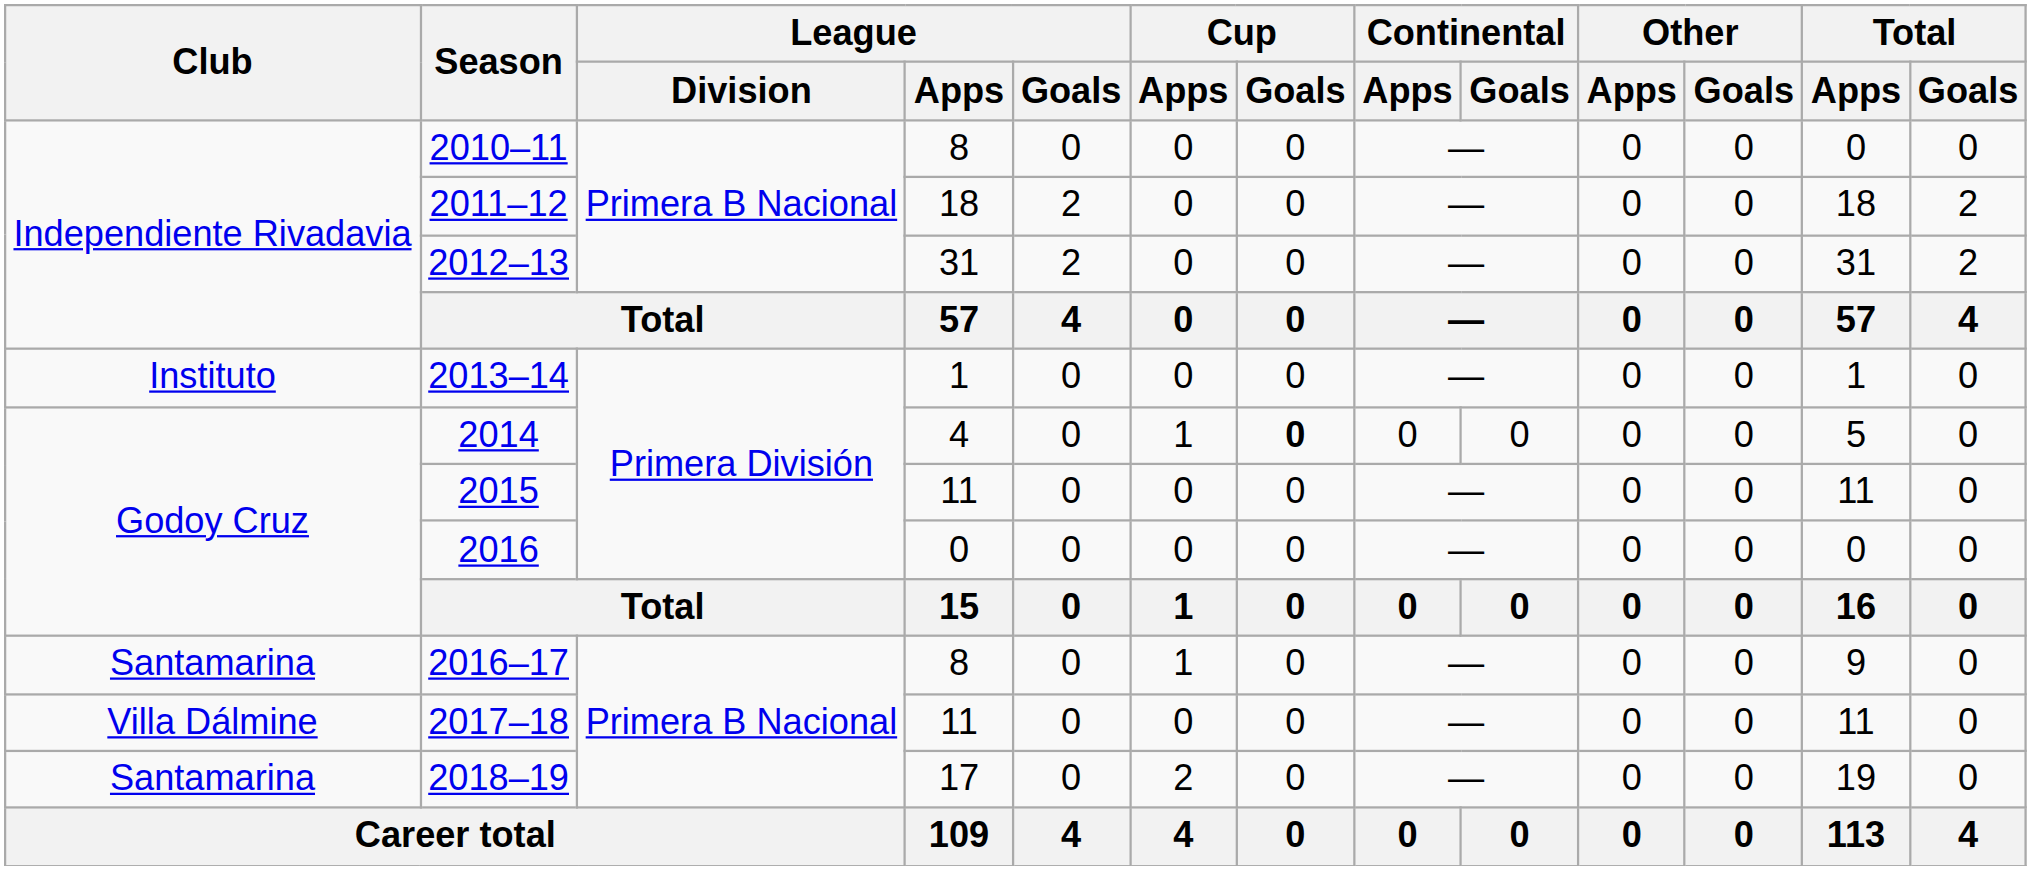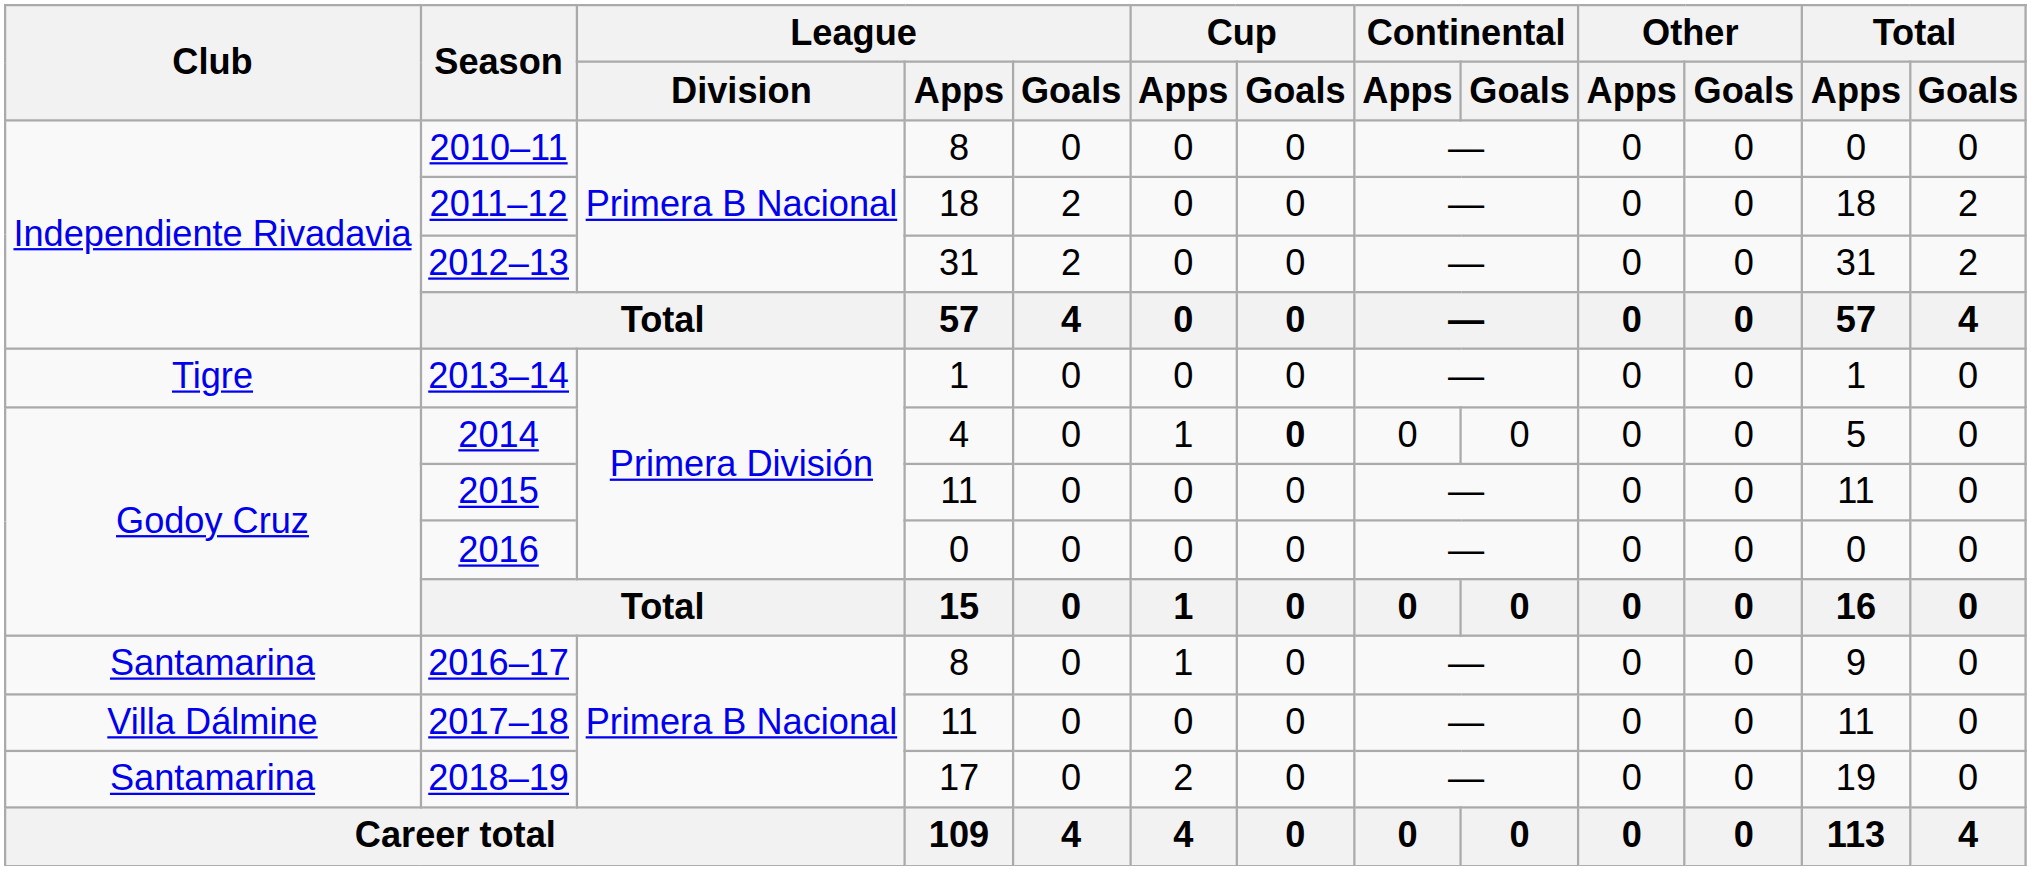(212, 377) Instituto -> (213, 377) Tigre
